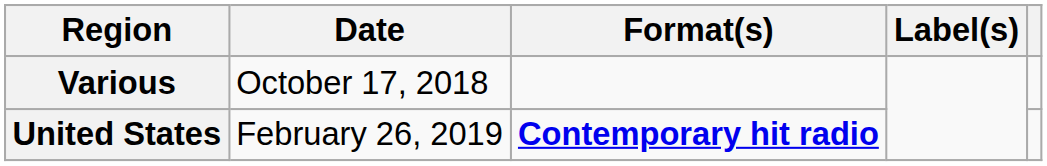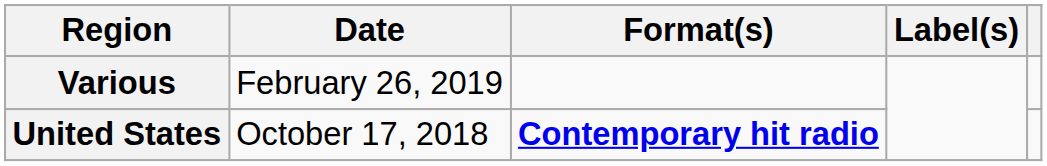(362, 82) October 17, 2018 -> (370, 82) February 26, 2019
(370, 133) February 26, 2019 -> (362, 133) October 17, 2018
